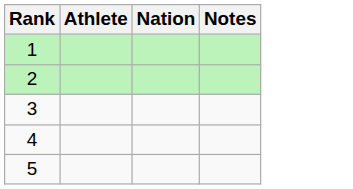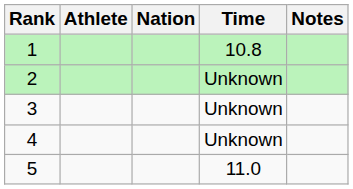+ column: (243, 19)
